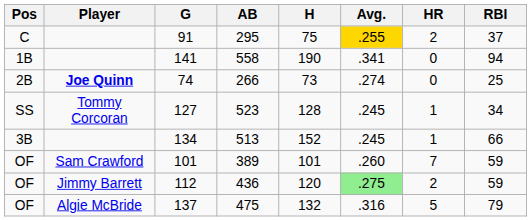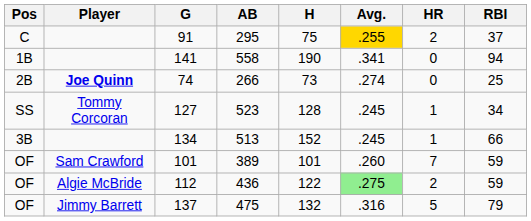(99, 183) Jimmy Barrett -> (99, 183) Algie McBride
(309, 183) 120 -> (309, 183) 122
(99, 205) Algie McBride -> (99, 205) Jimmy Barrett
